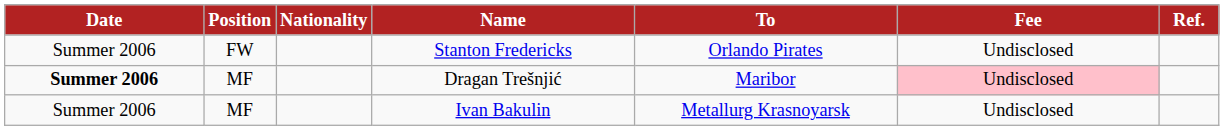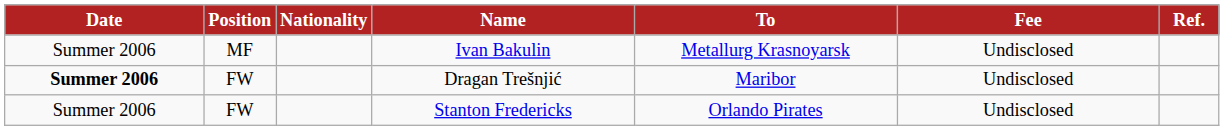rows swapped: (503, 110) <-> (503, 50)
(240, 80) MF -> (240, 80) FW
(1028, 80) pink background -> (1028, 80) no background
